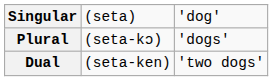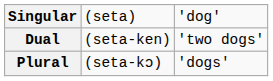rows swapped: (43, 63) <-> (43, 40)
